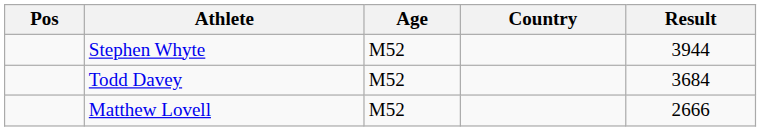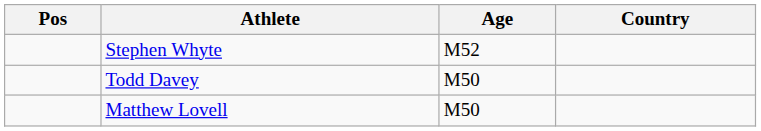- column: (691, 19)
(387, 79) M52 -> (462, 79) M50
(387, 110) M52 -> (462, 110) M50
